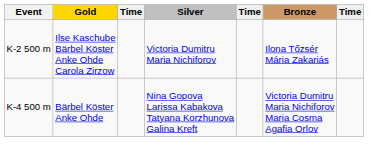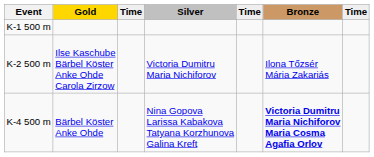+ row: (29, 27)
(300, 112) normal -> (303, 127) bold
